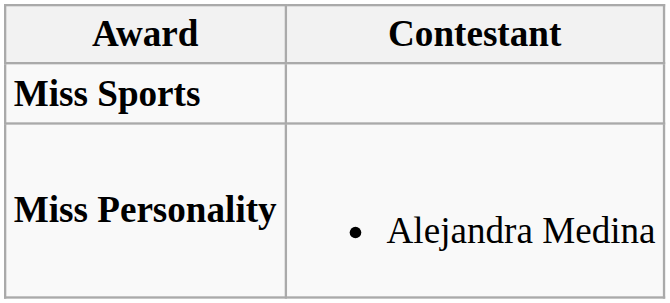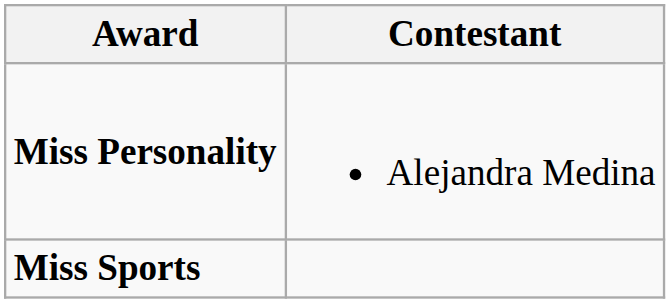rows swapped: (145, 209) <-> (107, 92)
